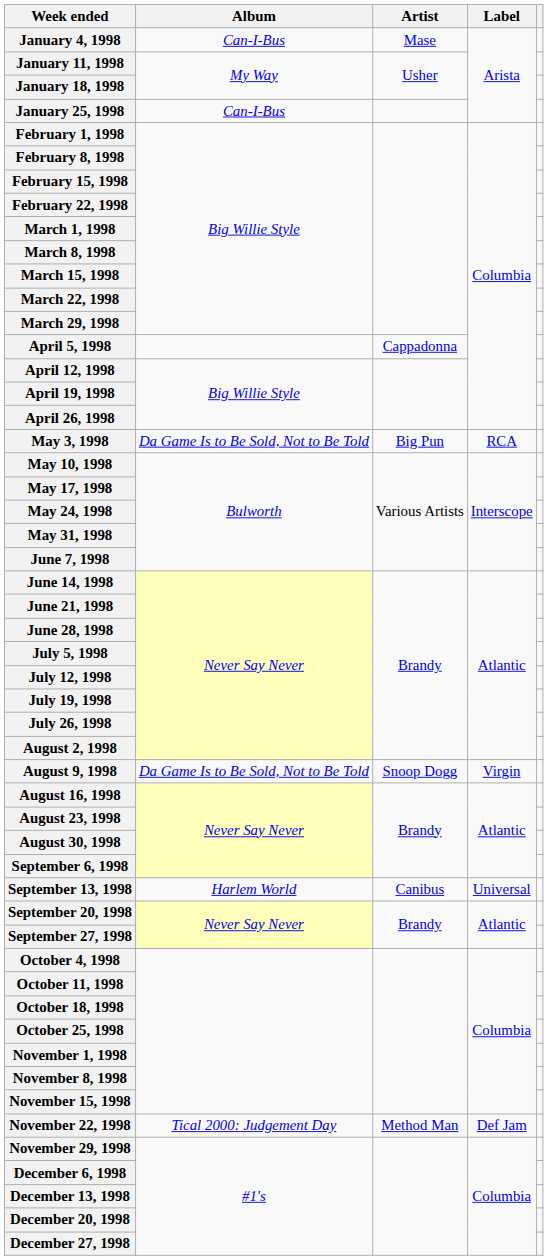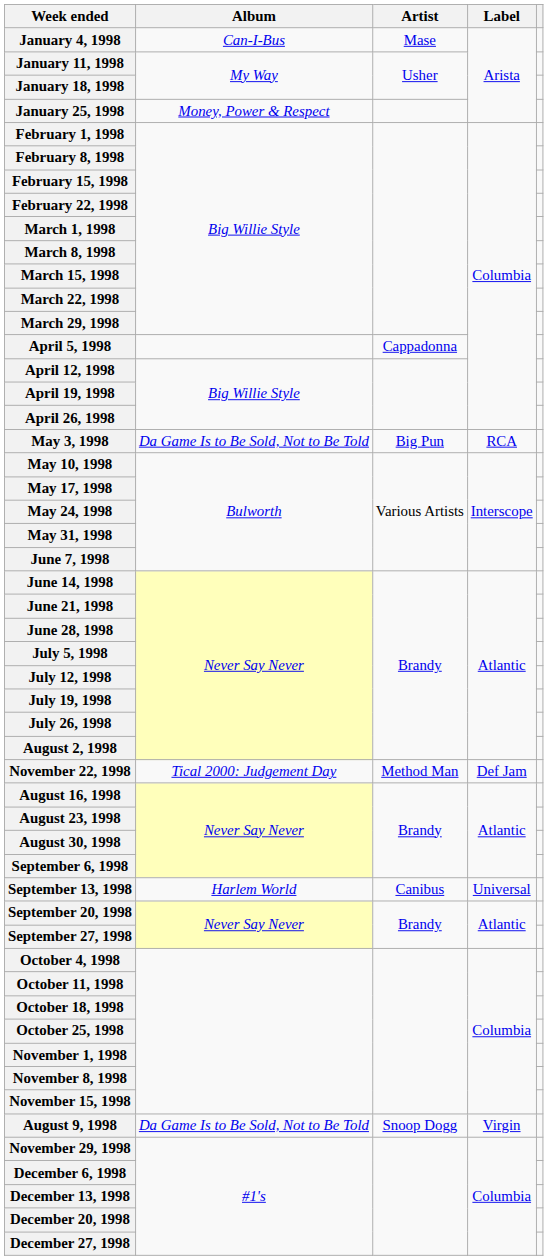(254, 110) Can-I-Bus -> (254, 110) Money, Power & Respect
rows swapped: (70, 771) <-> (70, 1125)
